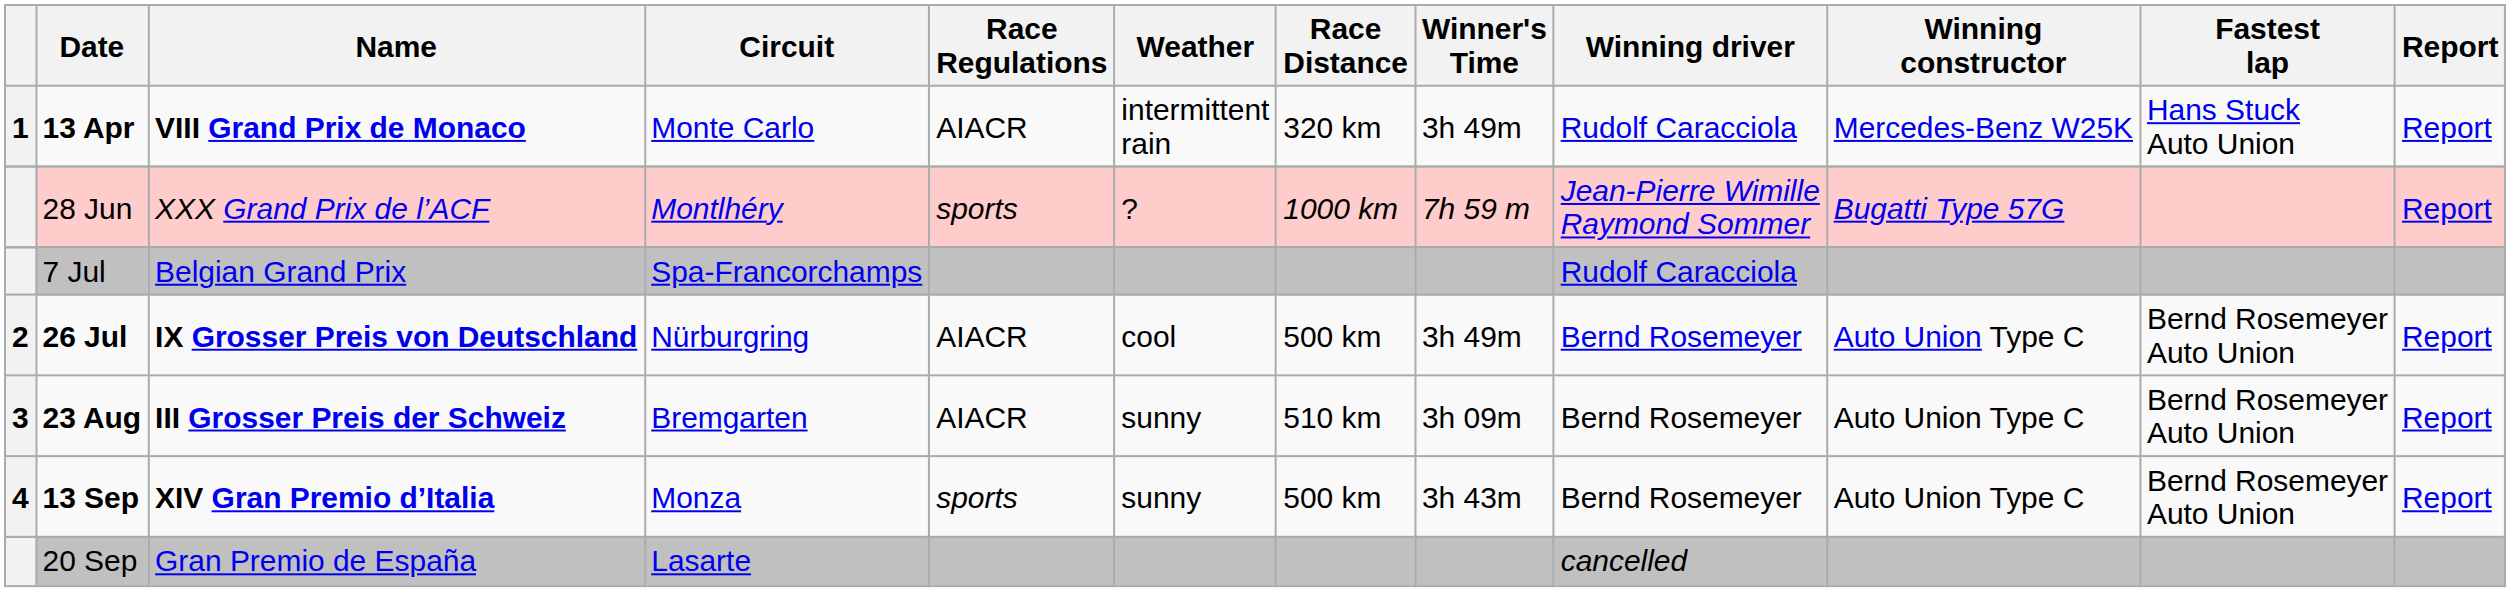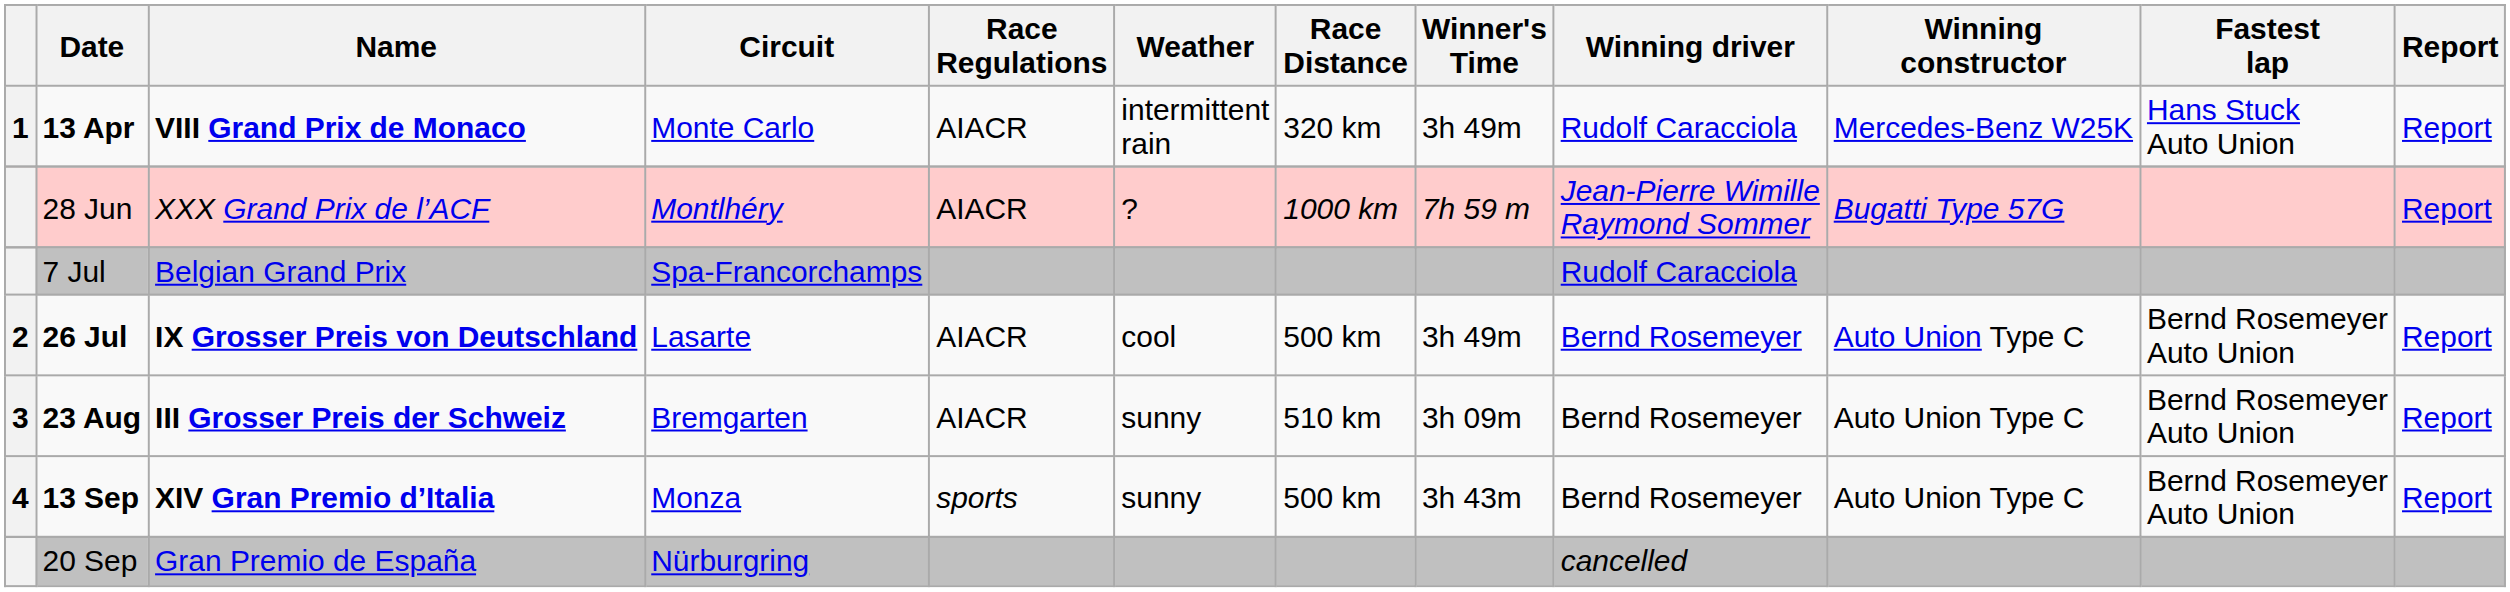(977, 207) sports -> (982, 207) AIACR
(730, 336) Nürburgring -> (701, 336) Lasarte
(701, 562) Lasarte -> (730, 562) Nürburgring
